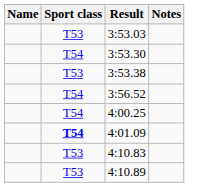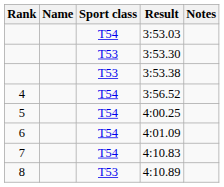+ column: (22, 14)
(73, 34) T53 -> (108, 34) T54
(73, 53) T54 -> (108, 53) T53
(73, 133) bold -> (108, 133) normal
(73, 152) T53 -> (108, 152) T54
